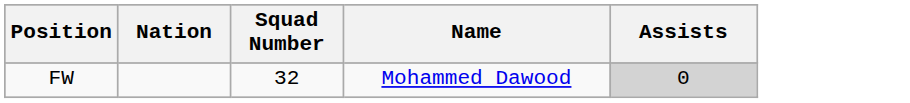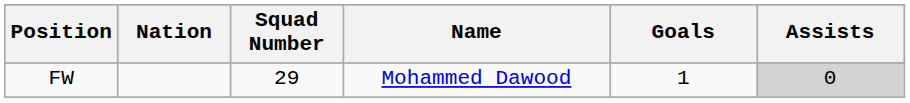+ column: (683, 34)
(287, 80) 32 -> (287, 80) 29
